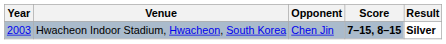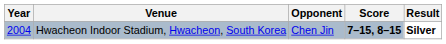(19, 30) 2003 -> (19, 30) 2004
